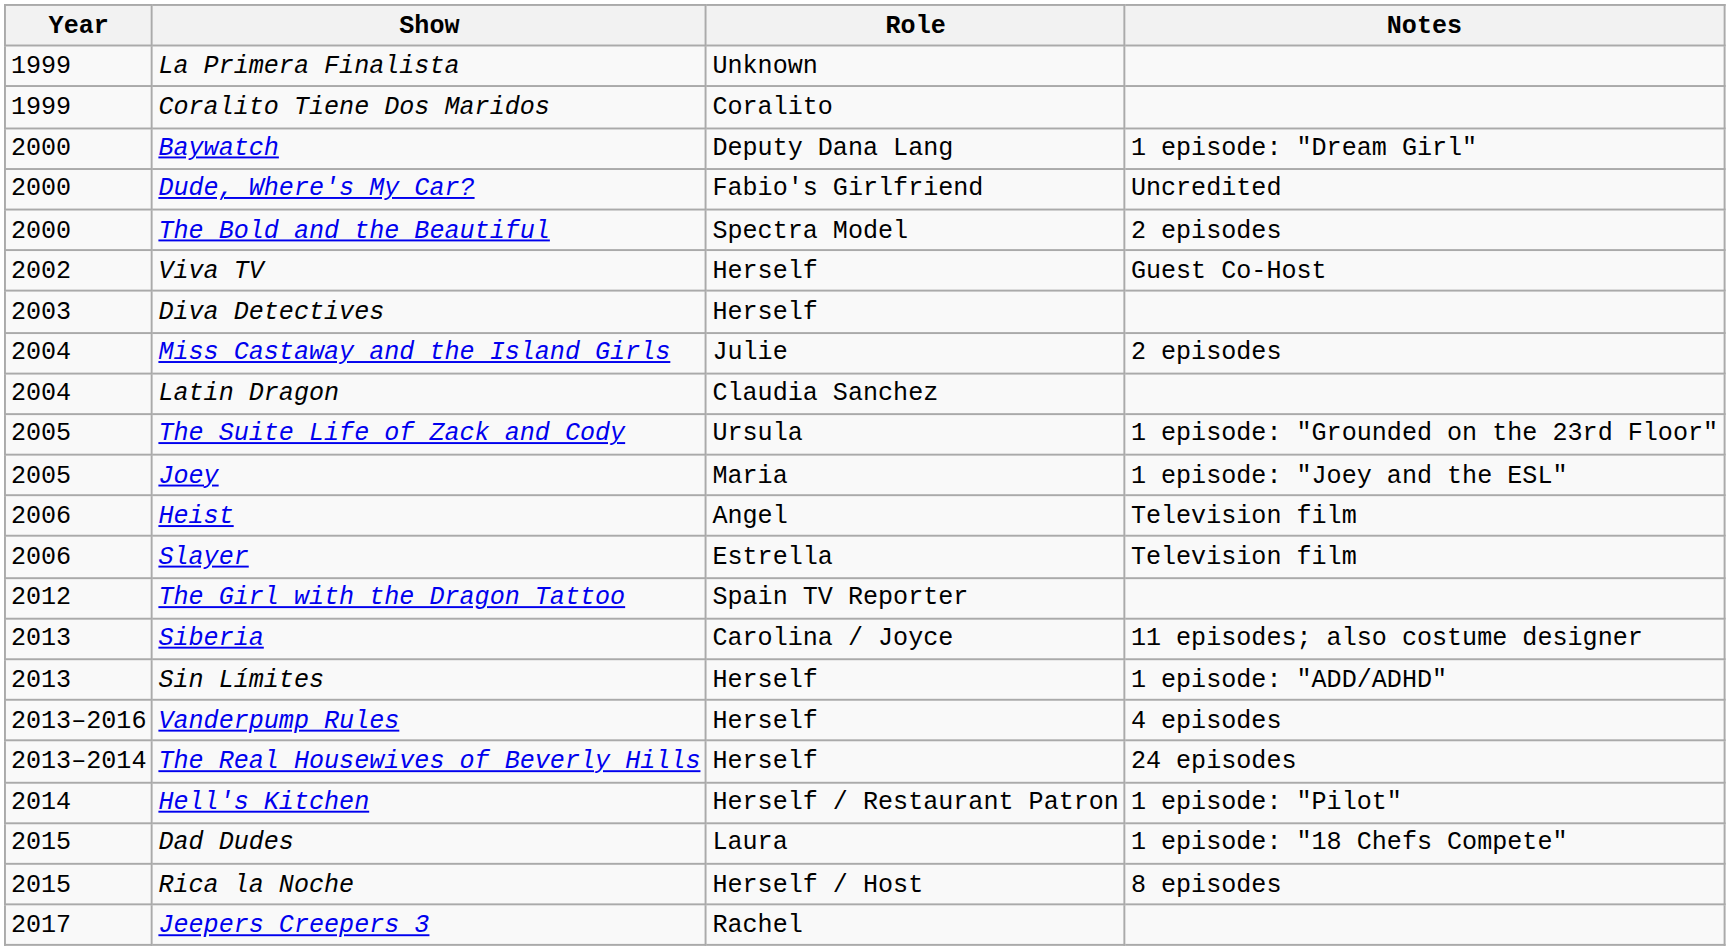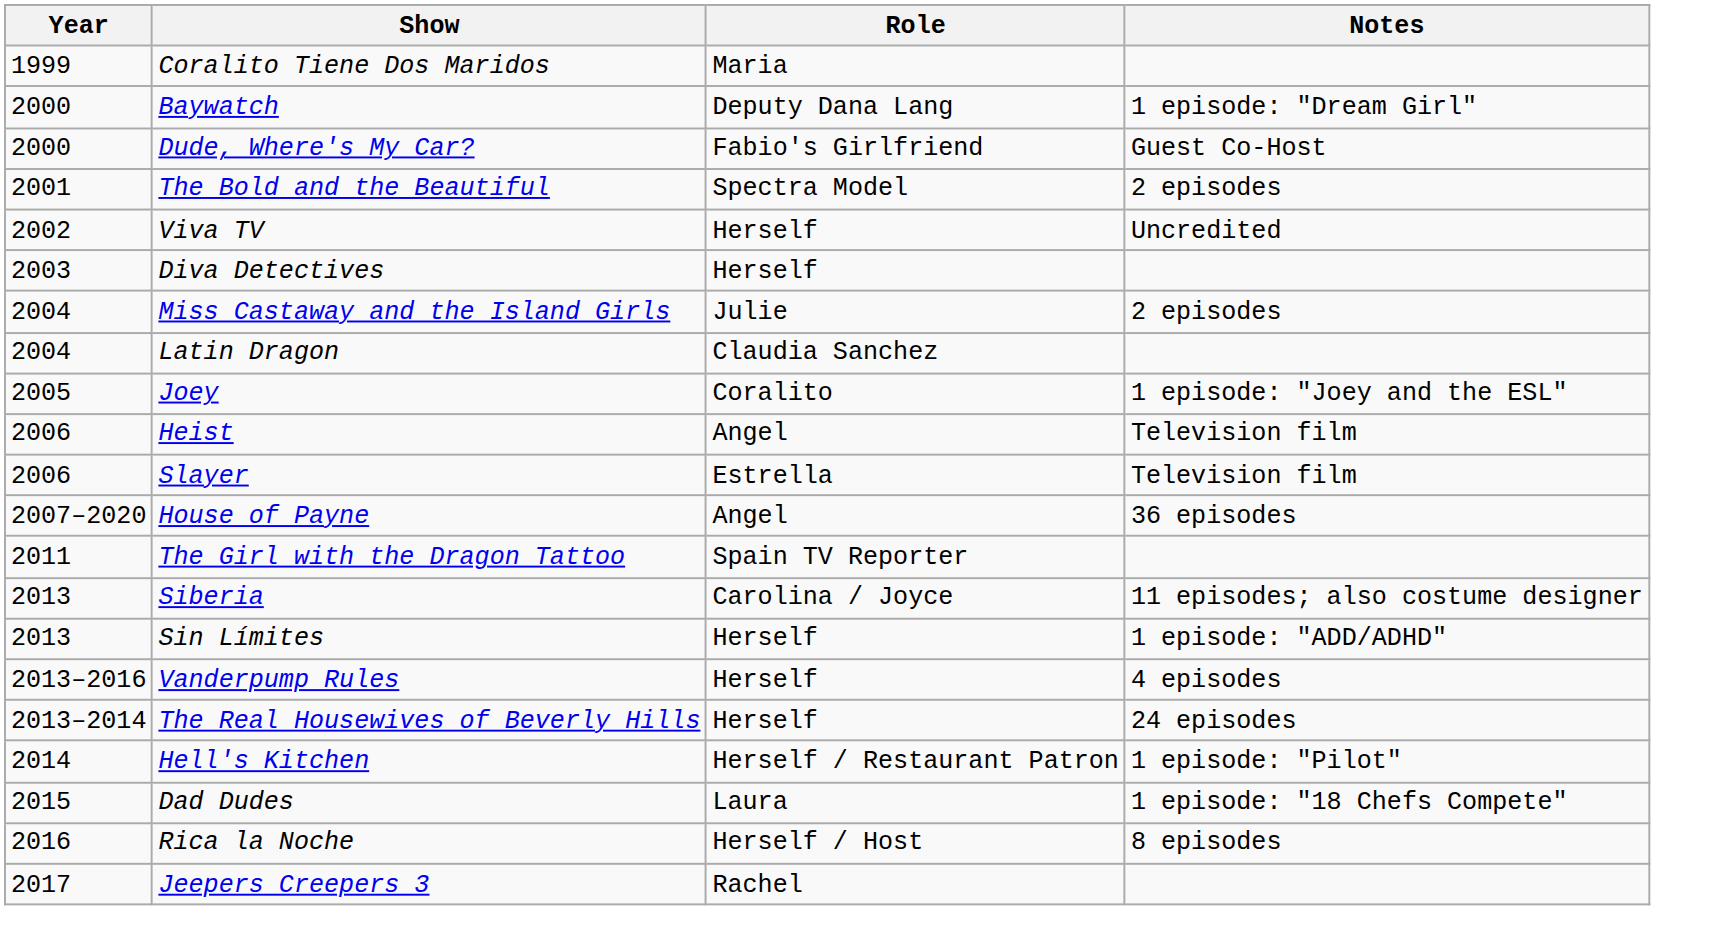- row: (309, 66)
(773, 107) Coralito -> (750, 66) Maria
(1206, 189) Uncredited -> (1229, 148) Guest Co-Host
(41, 230) 2000 -> (41, 189) 2001
(1229, 271) Guest Co-Host -> (1206, 230) Uncredited
- row: (392, 434)
(750, 475) Maria -> (773, 393) Coralito
+ row: (264, 516)
(41, 598) 2012 -> (41, 557) 2011
(41, 884) 2015 -> (41, 843) 2016
